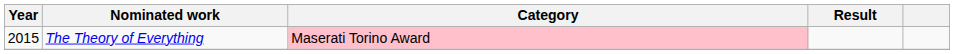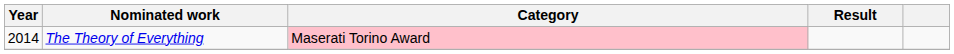(23, 37) 2015 -> (23, 37) 2014
